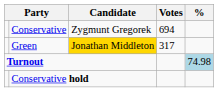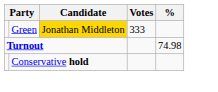- row: (39, 29)
(167, 45) 317 -> (137, 29) 333
(199, 62) lightblue background -> (170, 45) no background
